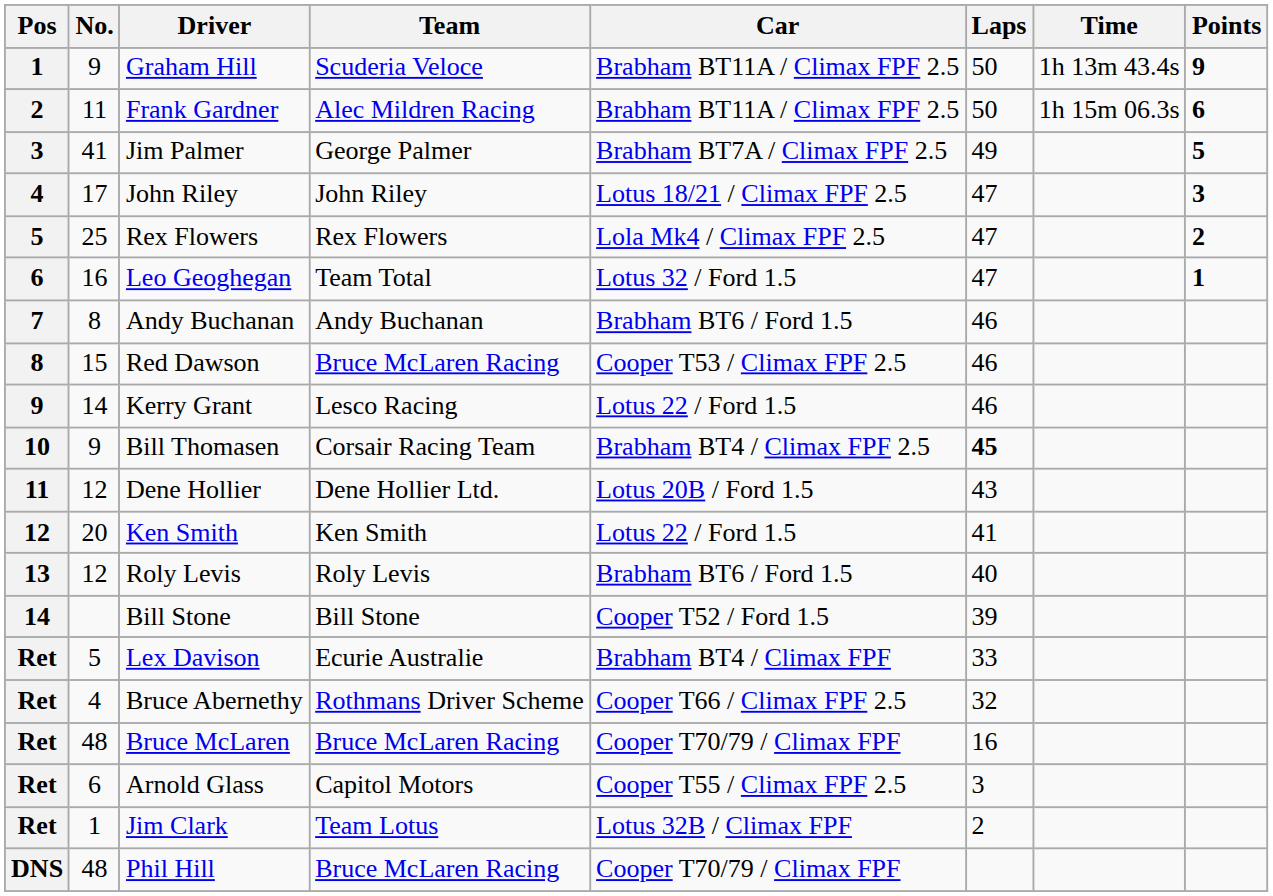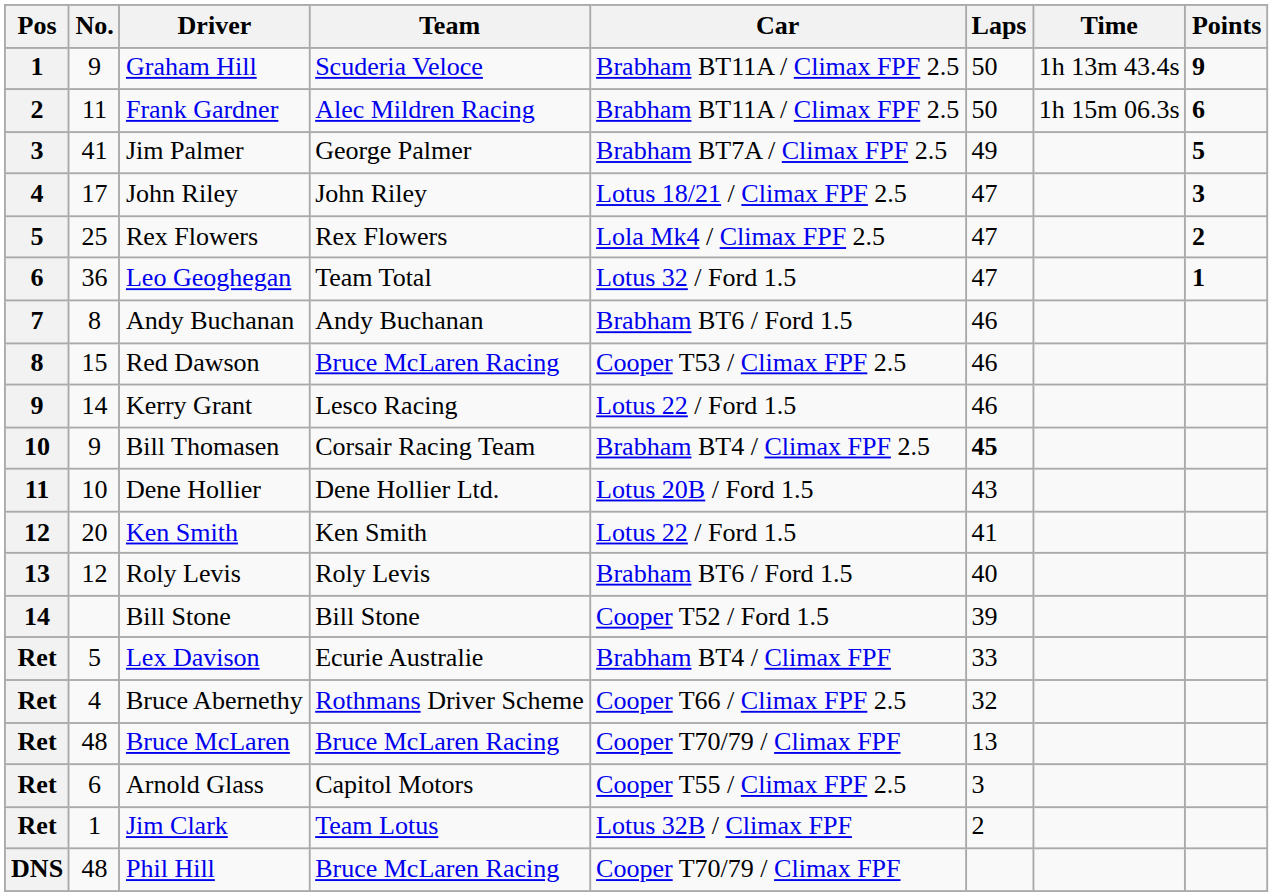(95, 278) 16 -> (95, 278) 36
(95, 489) 12 -> (95, 489) 10
(985, 742) 16 -> (985, 742) 13
